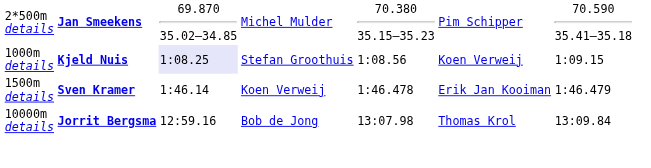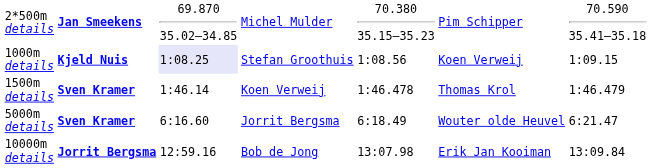(495, 90) Erik Jan Kooiman -> (477, 90) Thomas Krol
+ row: (29, 120)
(477, 120) Thomas Krol -> (495, 151) Erik Jan Kooiman
